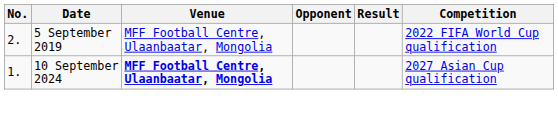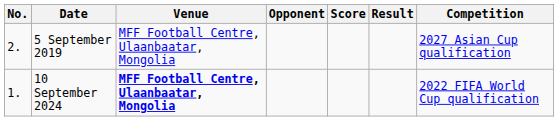+ column: (348, 14)
(472, 40) 2022 FIFA World Cup qualification -> (469, 47) 2027 Asian Cup qualification
(454, 72) 2027 Asian Cup qualification -> (479, 93) 2022 FIFA World Cup qualification
